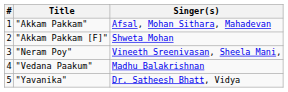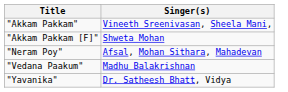- column: (9, 12)
(192, 25) Afsal, Mohan Sithara, Mahadevan -> (187, 25) Vineeth Sreenivasan, Sheela Mani,
(197, 53) Vineeth Sreenivasan, Sheela Mani, -> (182, 53) Afsal, Mohan Sithara, Mahadevan
